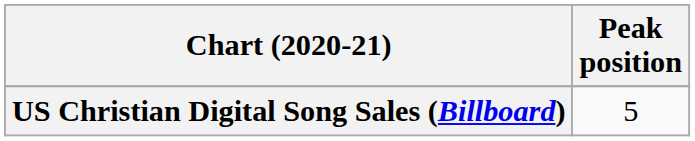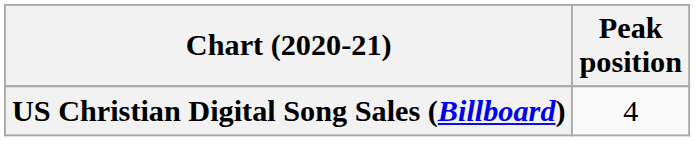(631, 110) 5 -> (631, 110) 4
